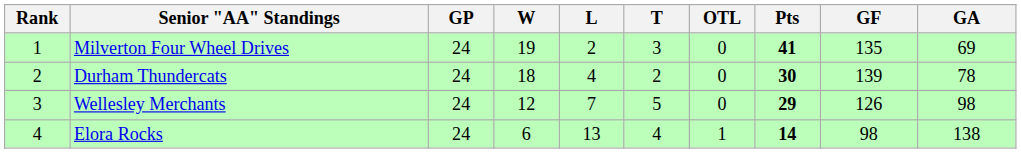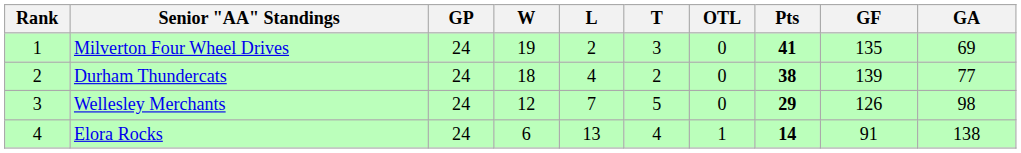(787, 76) 30 -> (787, 76) 38
(967, 76) 78 -> (967, 76) 77
(869, 133) 98 -> (869, 133) 91
